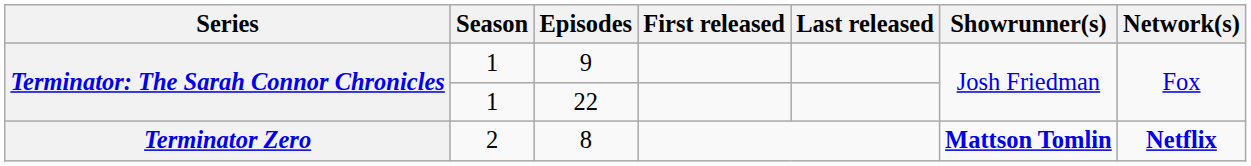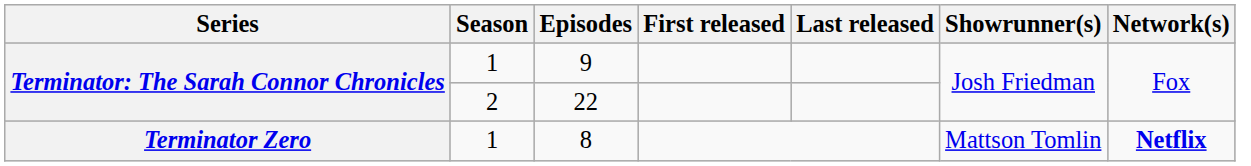(492, 101) 1 -> (492, 101) 2
(492, 140) 2 -> (492, 140) 1
(1028, 140) bold -> (1023, 140) normal
